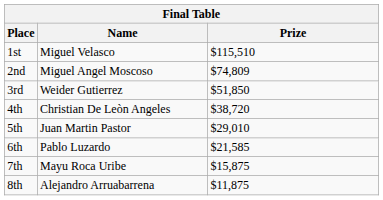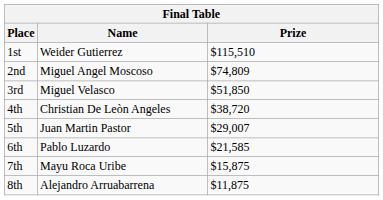(77, 52) Miguel Velasco -> (81, 52) Weider Gutierrez
(81, 90) Weider Gutierrez -> (77, 90) Miguel Velasco
(230, 128) $29,010 -> (230, 128) $29,007
